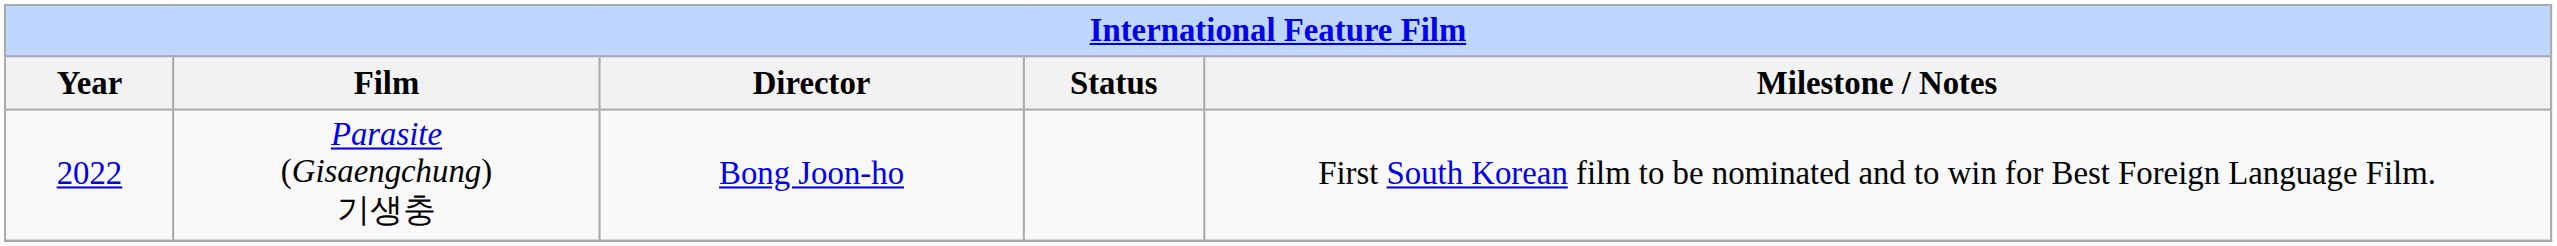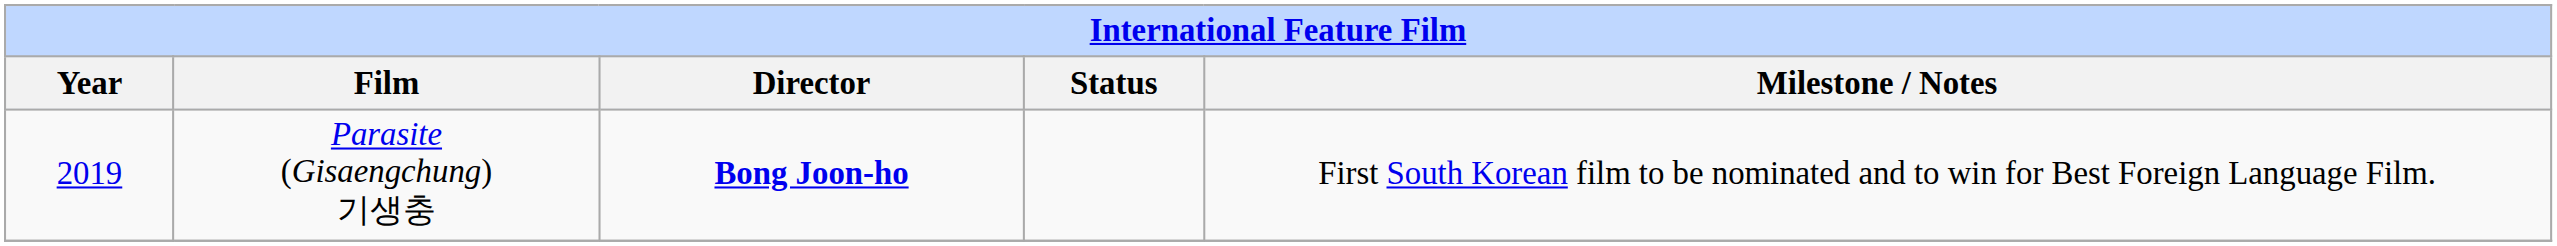(89, 174) 2022 -> (89, 174) 2019
(812, 174) normal -> (812, 174) bold
